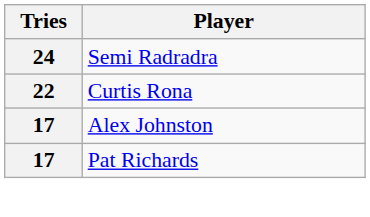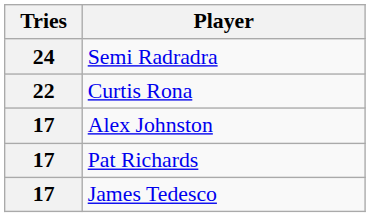+ row: (152, 194)
